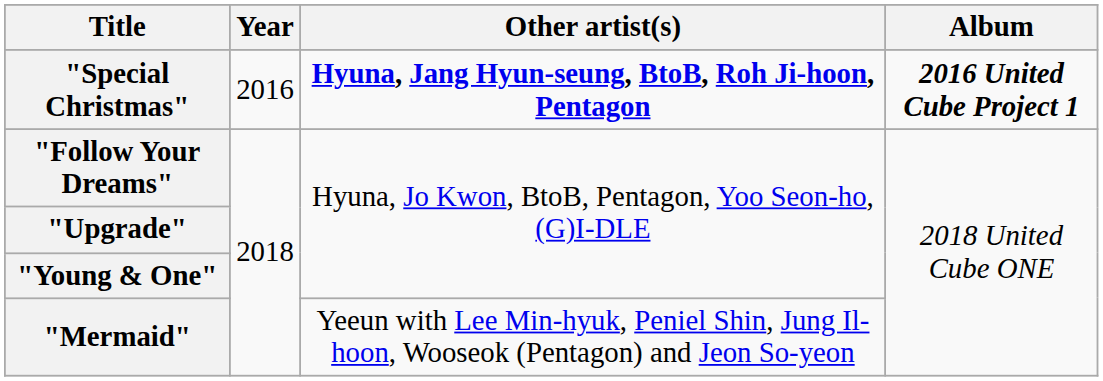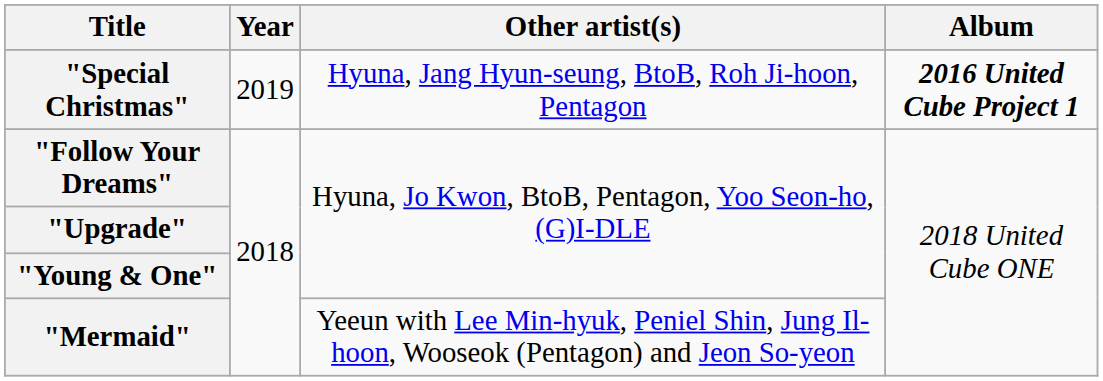(265, 89) 2016 -> (265, 89) 2019
(593, 89) bold -> (593, 89) normal
